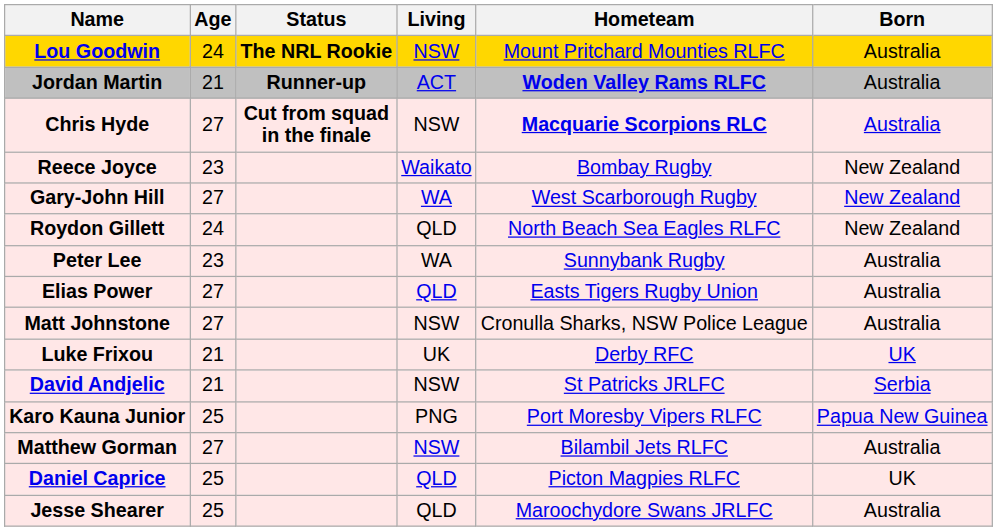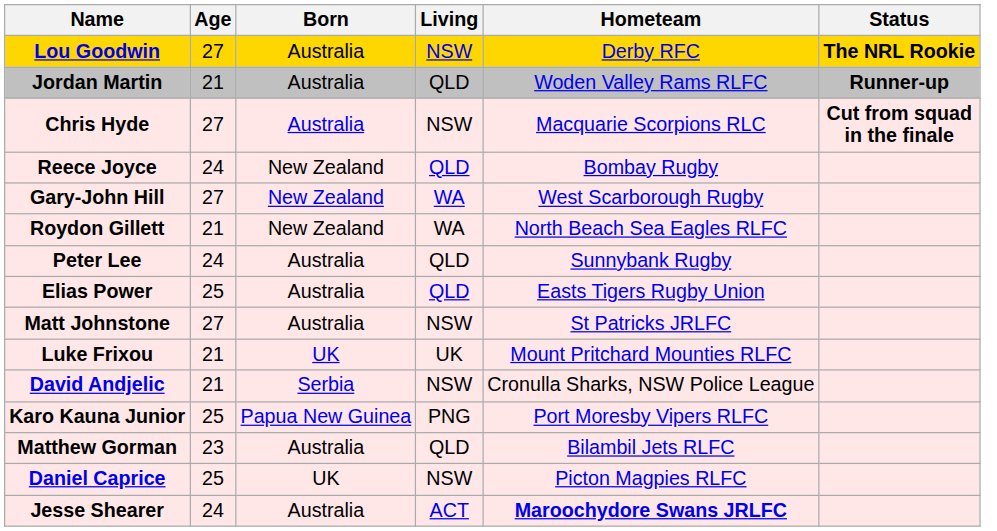columns swapped: (902, 20) <-> (316, 20)
(213, 51) 24 -> (213, 51) 27
(644, 51) Mount Pritchard Mounties RLFC -> (651, 51) Derby RFC
(436, 82) ACT -> (449, 82) QLD
(644, 82) bold -> (651, 82) normal
(644, 124) bold -> (651, 124) normal
(213, 167) 23 -> (213, 167) 24
(436, 167) Waikato -> (449, 167) QLD
(213, 229) 24 -> (213, 229) 21
(436, 229) QLD -> (449, 229) WA
(213, 260) 23 -> (213, 260) 24
(436, 260) WA -> (449, 260) QLD
(213, 291) 27 -> (213, 291) 25
(644, 323) Cronulla Sharks, NSW Police League -> (651, 323) St Patricks JRLFC
(644, 354) Derby RFC -> (651, 354) Mount Pritchard Mounties RLFC
(644, 385) St Patricks JRLFC -> (651, 385) Cronulla Sharks, NSW Police League
(213, 447) 27 -> (213, 447) 23
(436, 447) NSW -> (449, 447) QLD
(436, 479) QLD -> (449, 479) NSW
(213, 510) 25 -> (213, 510) 24
(436, 510) QLD -> (449, 510) ACT
(644, 510) normal -> (651, 510) bold
